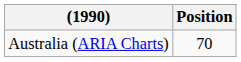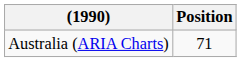(204, 43) 70 -> (204, 43) 71
